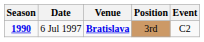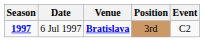(21, 29) 1990 -> (21, 29) 1997
